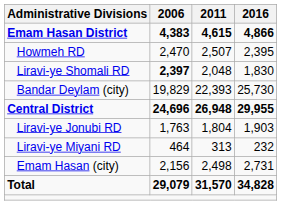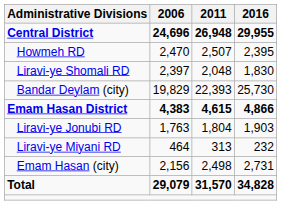rows swapped: (50, 109) <-> (67, 33)
(174, 71) bold -> (174, 71) normal
